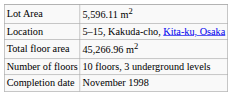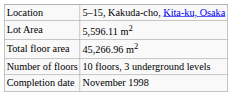rows swapped: (25, 31) <-> (25, 13)
